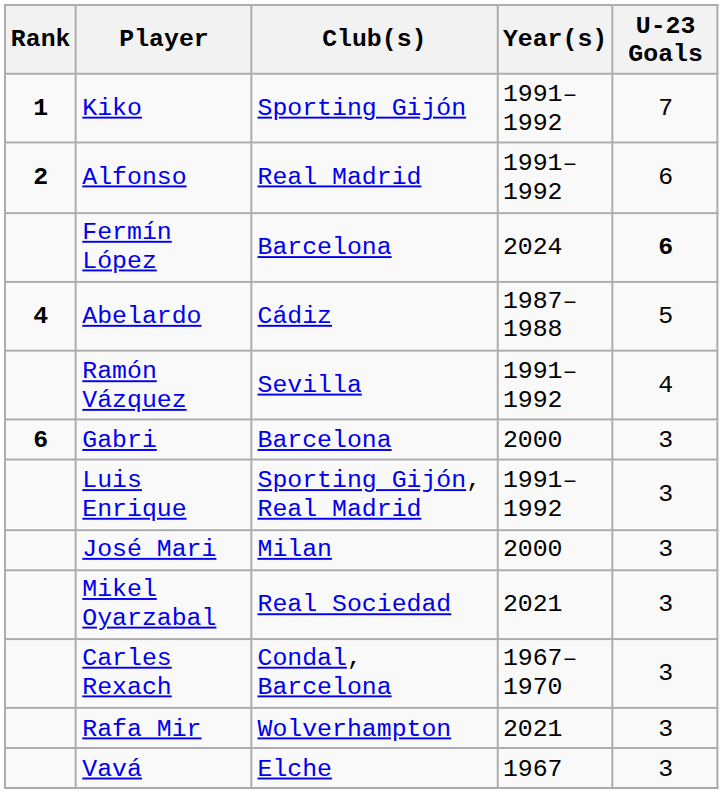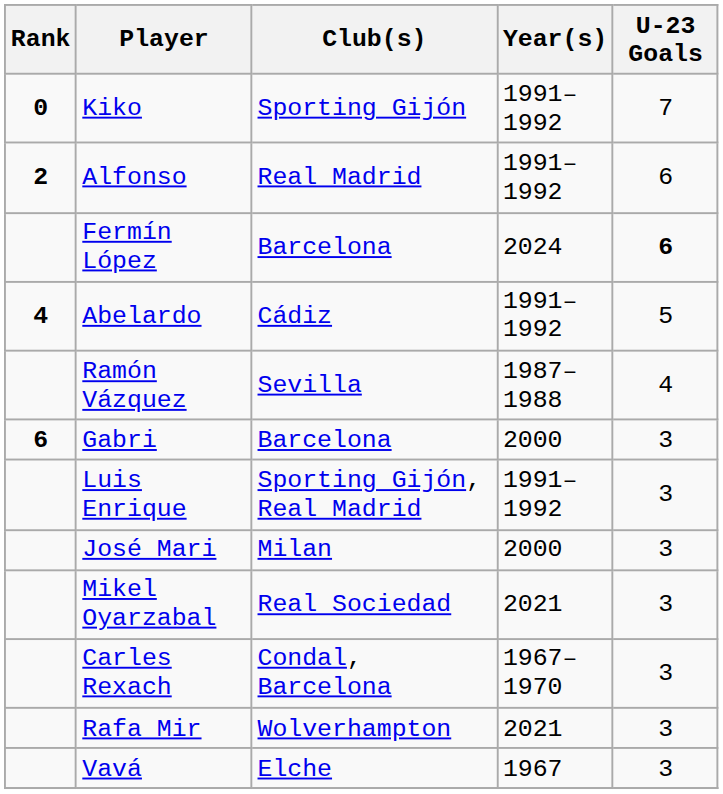(41, 109) 1 -> (41, 109) 0
(540, 316) 1987–1988 -> (540, 316) 1991–1992
(540, 385) 1991–1992 -> (540, 385) 1987–1988
